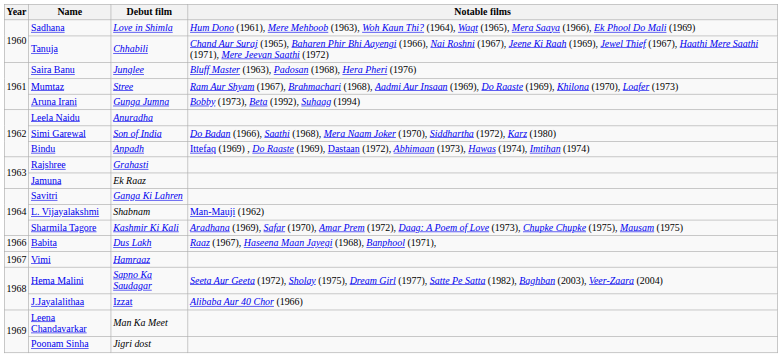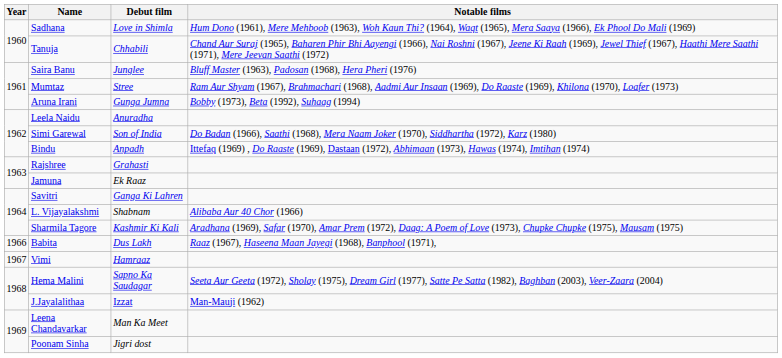(227, 212) Man-Mauji (1962) -> (246, 212) Alibaba Aur 40 Chor (1966)
(246, 302) Alibaba Aur 40 Chor (1966) -> (227, 302) Man-Mauji (1962)
